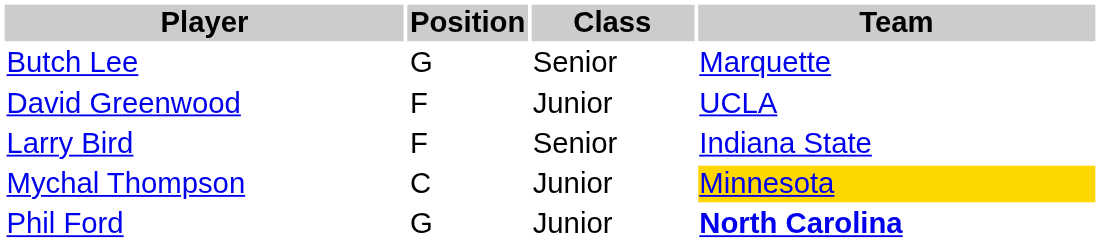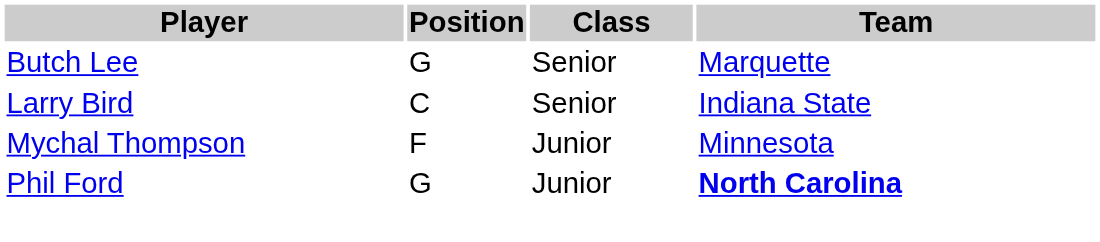- row: (124, 103)
(419, 143) F -> (420, 103) C
(420, 183) C -> (418, 143) F
(767, 183) gold background -> (766, 143) no background
